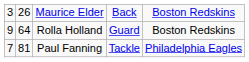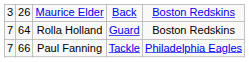(10, 30) 9 -> (10, 30) 7
(24, 48) 81 -> (24, 48) 66
